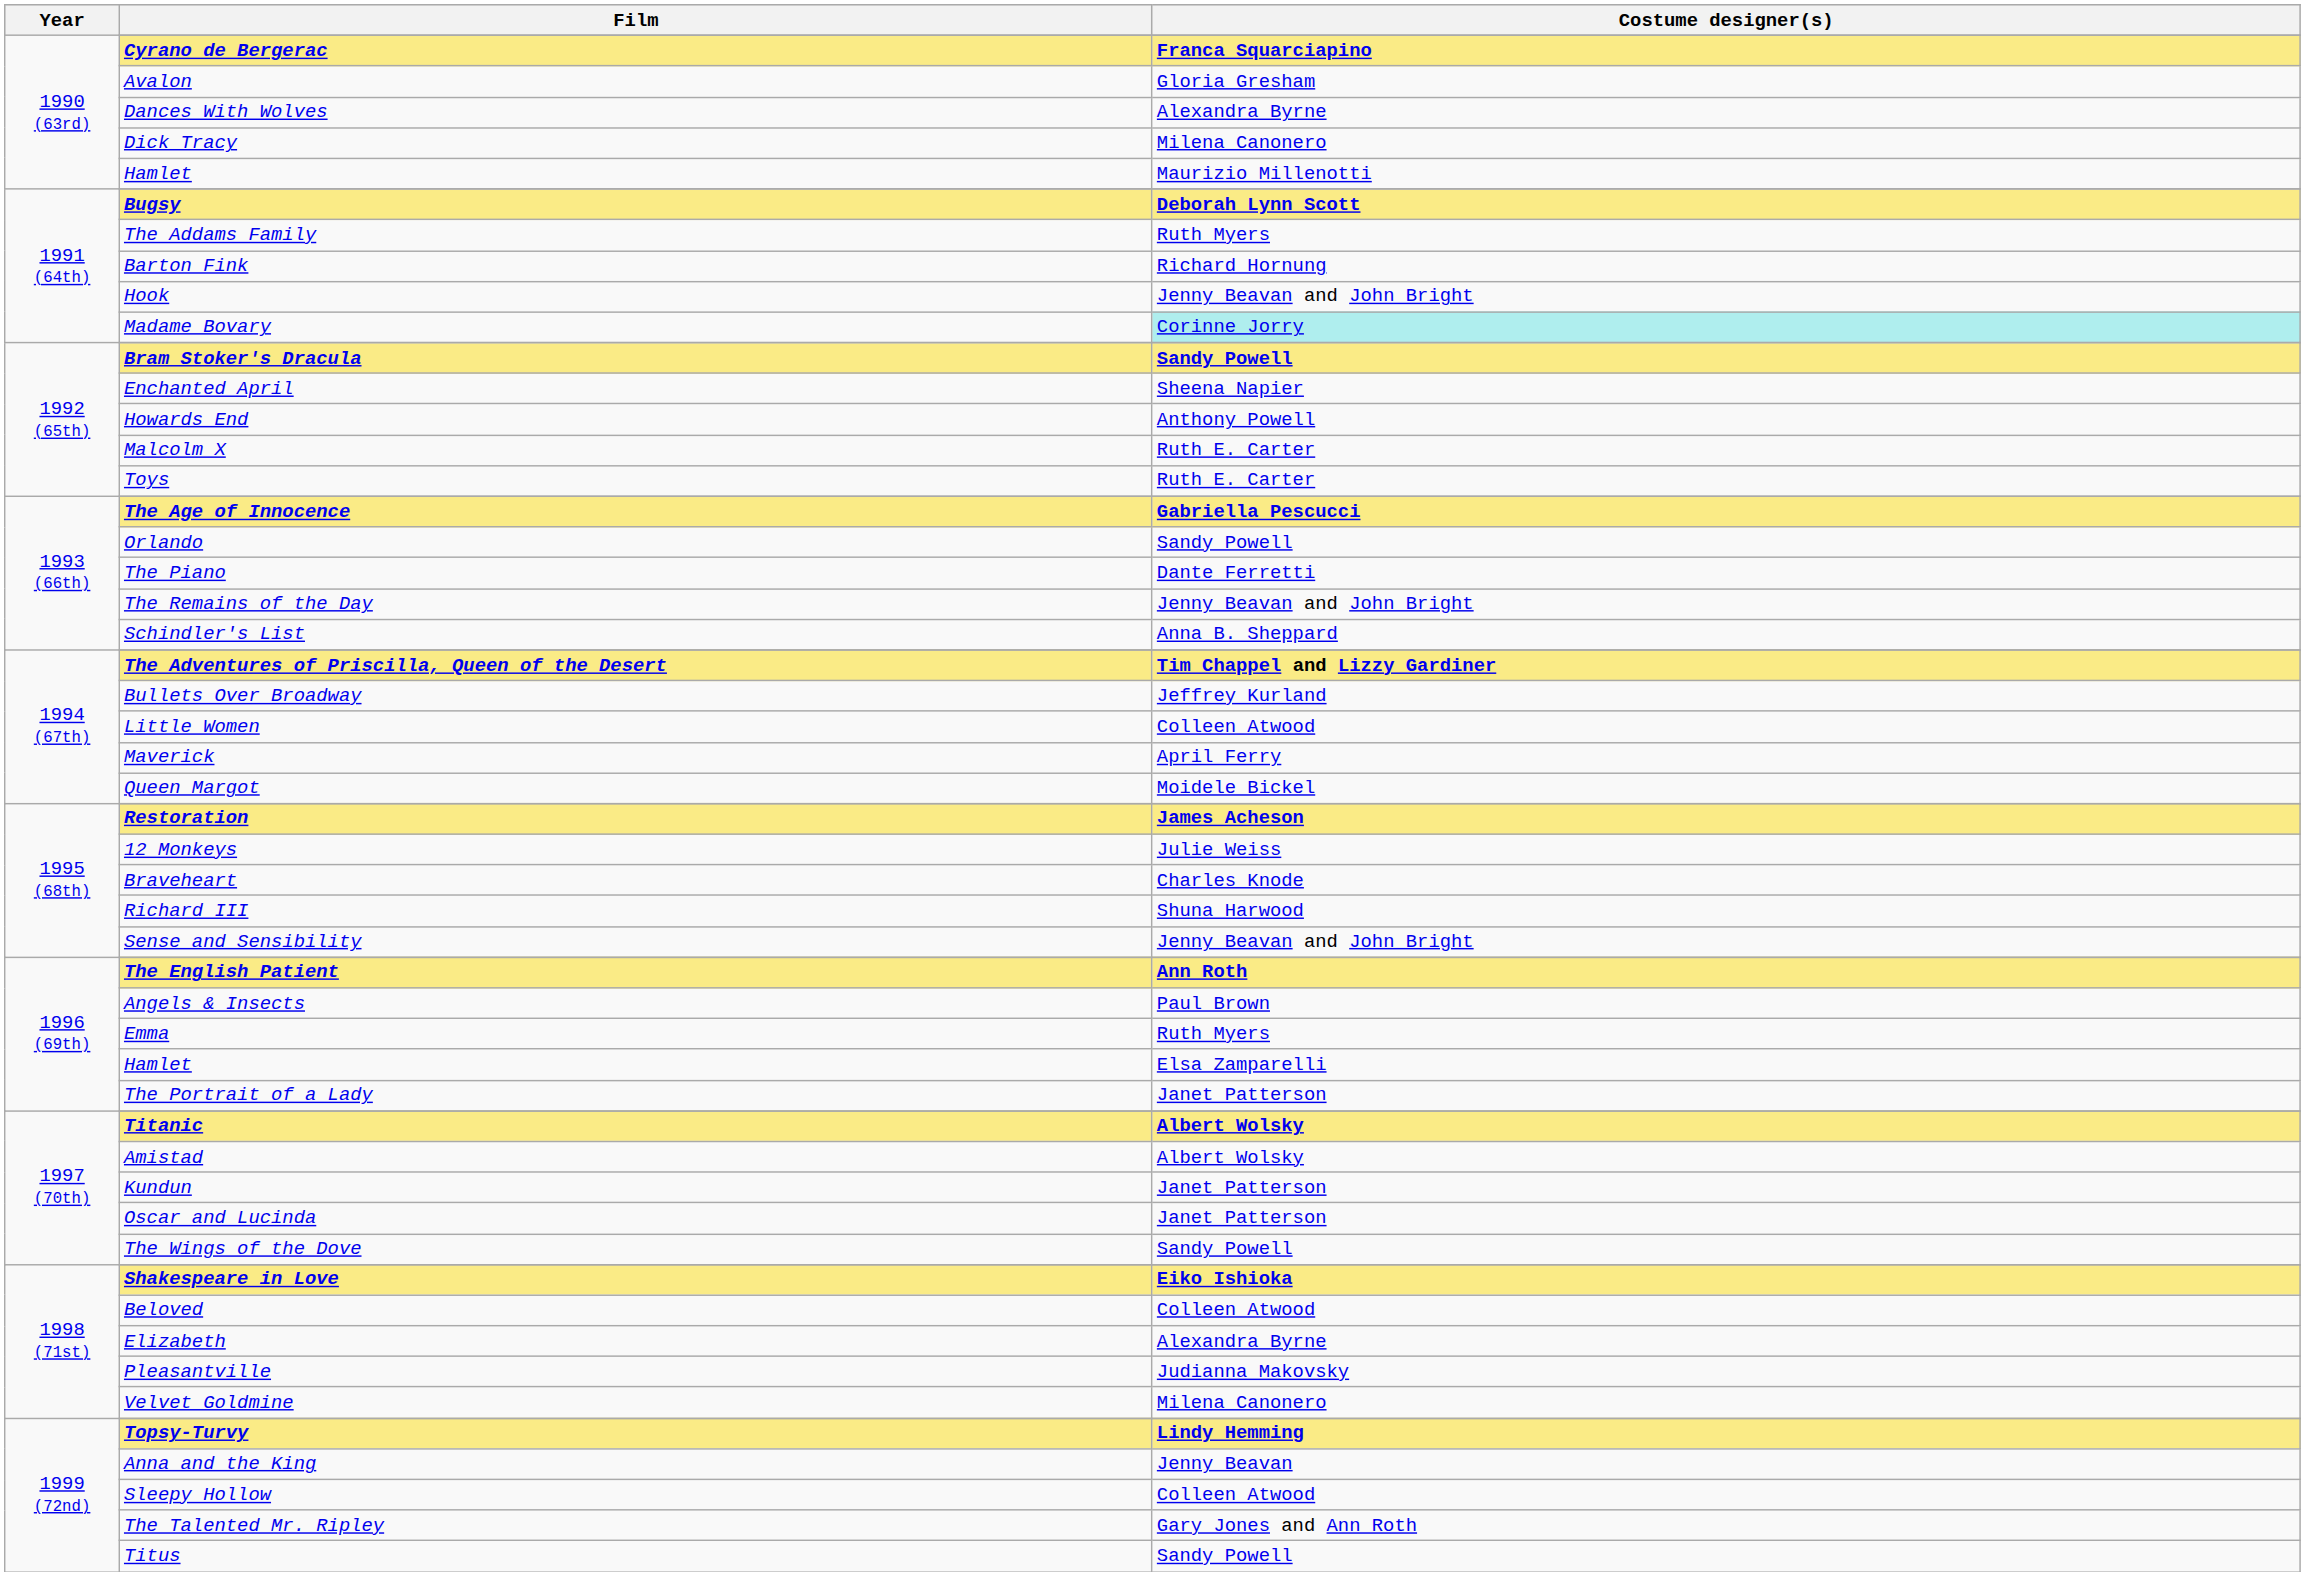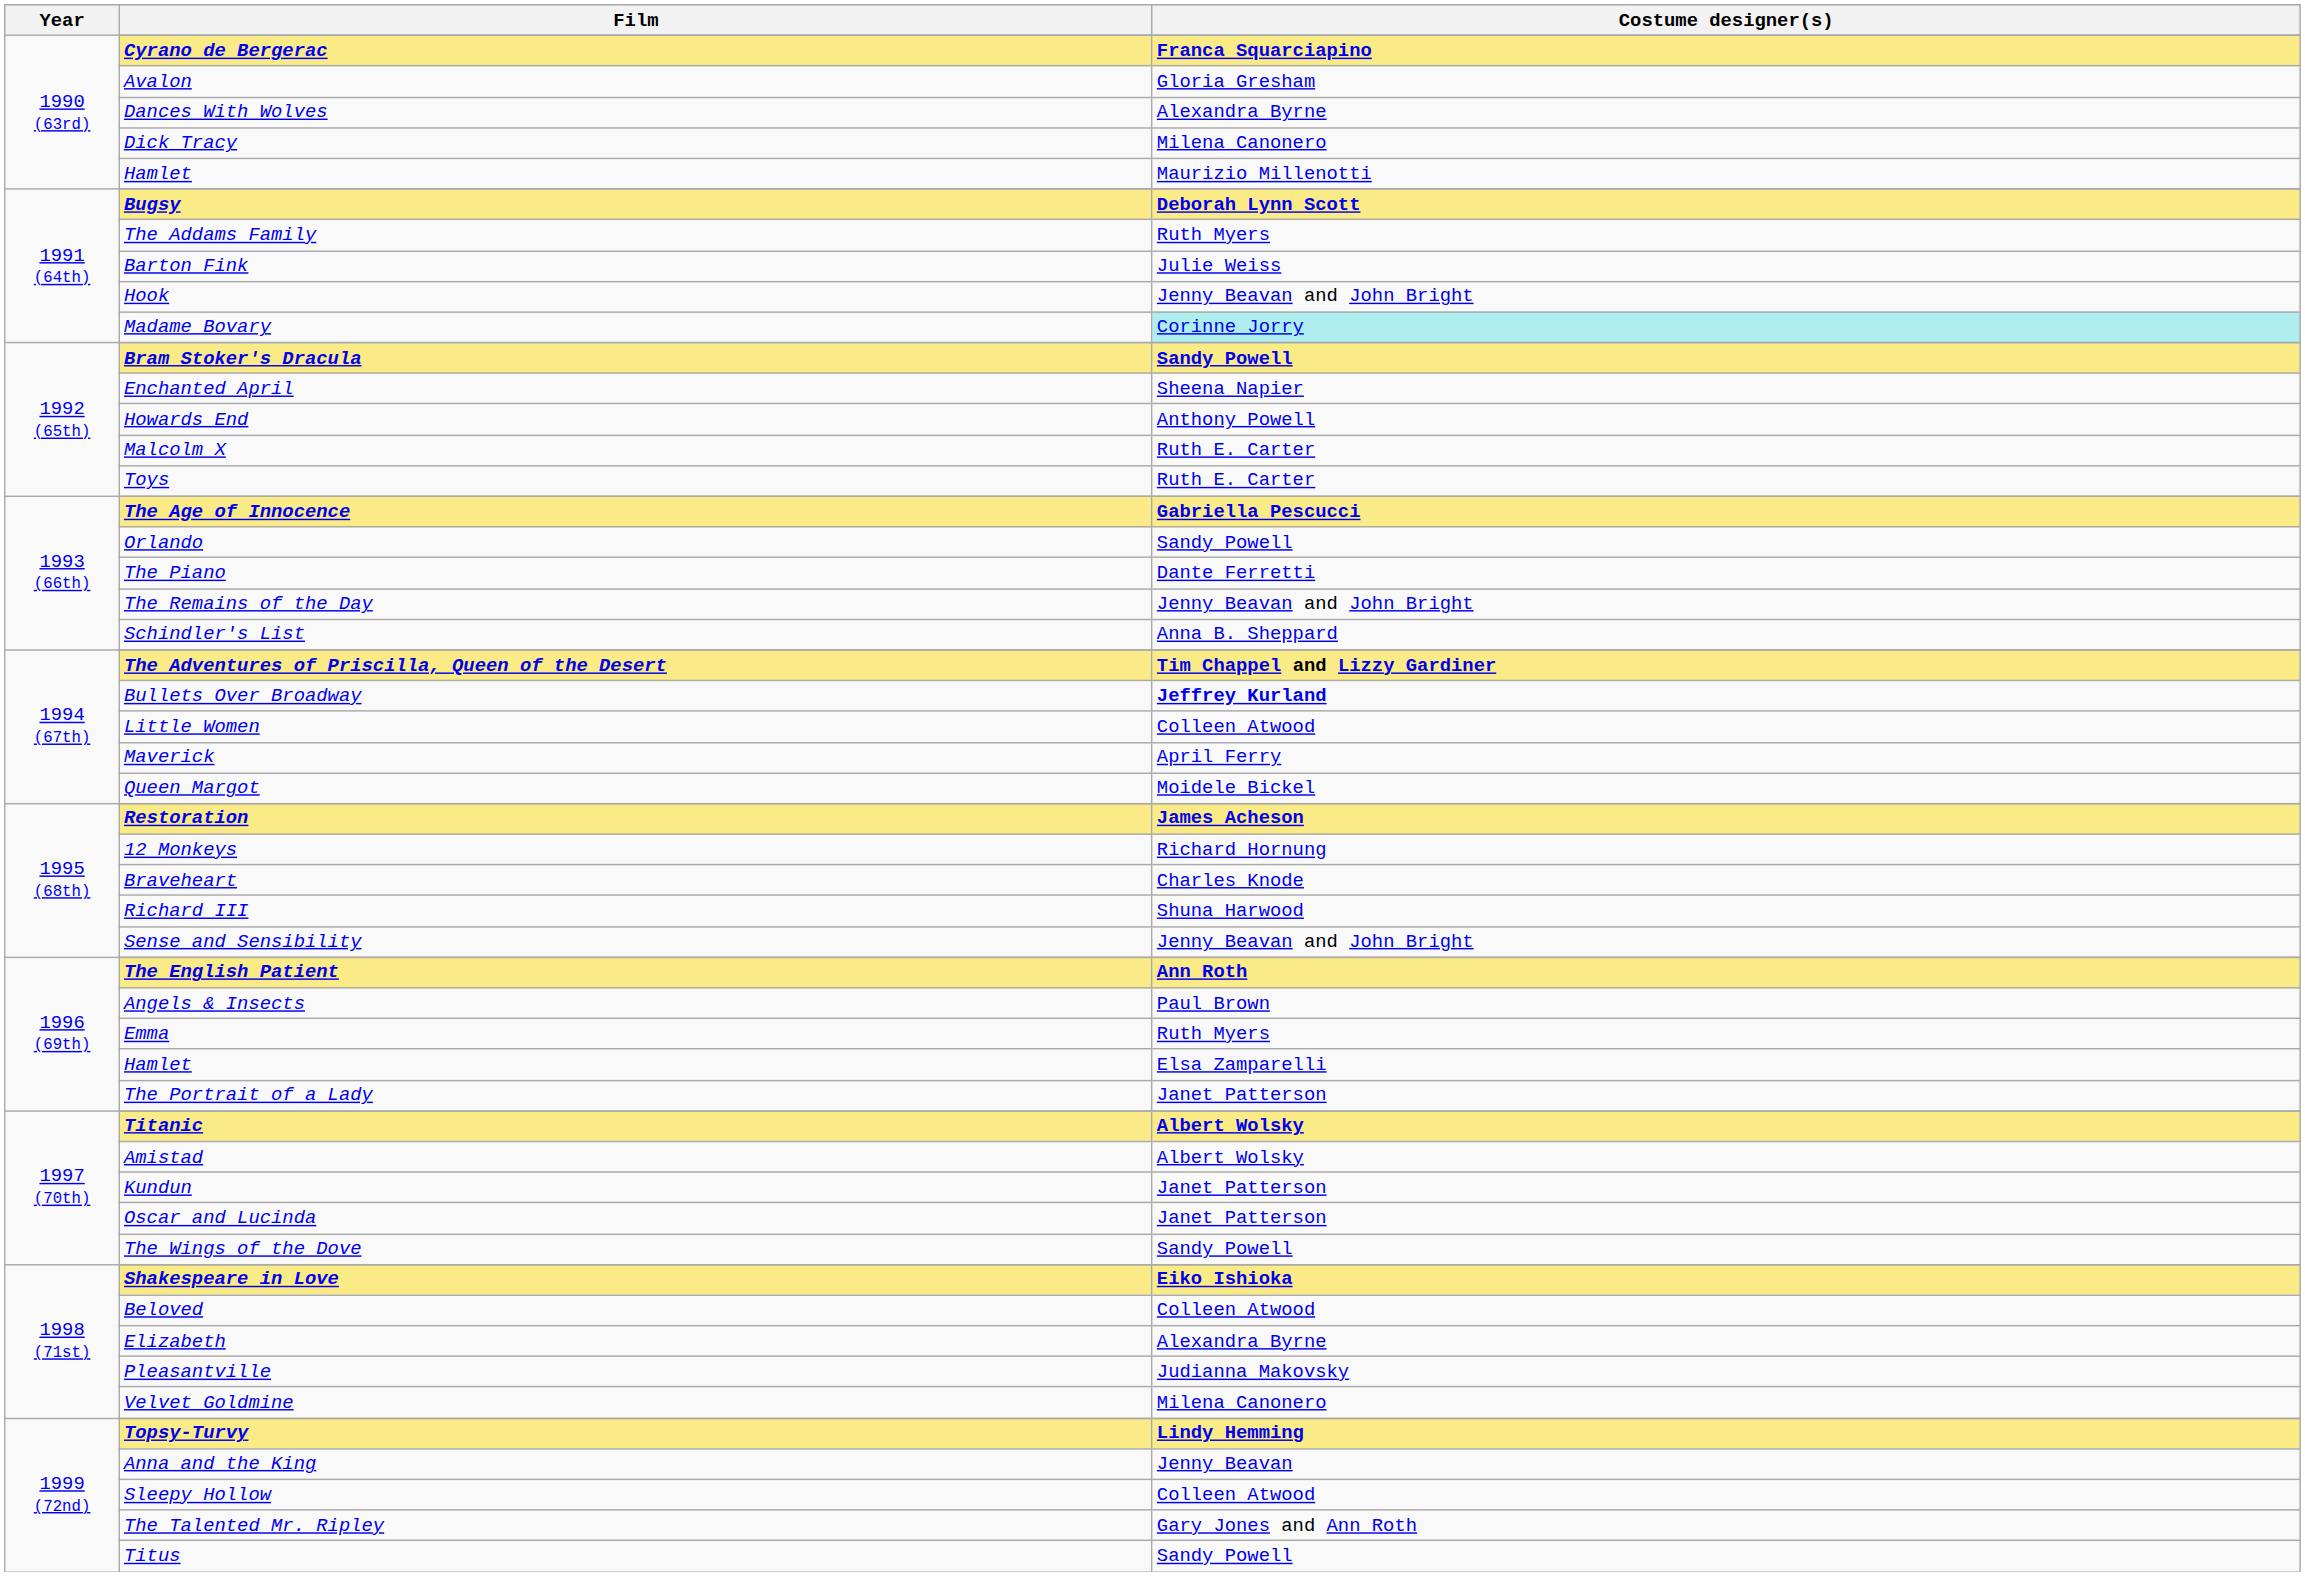(1242, 266) Richard Hornung -> (1219, 266) Julie Weiss
(1242, 696) normal -> (1242, 696) bold
(1219, 850) Julie Weiss -> (1242, 850) Richard Hornung
